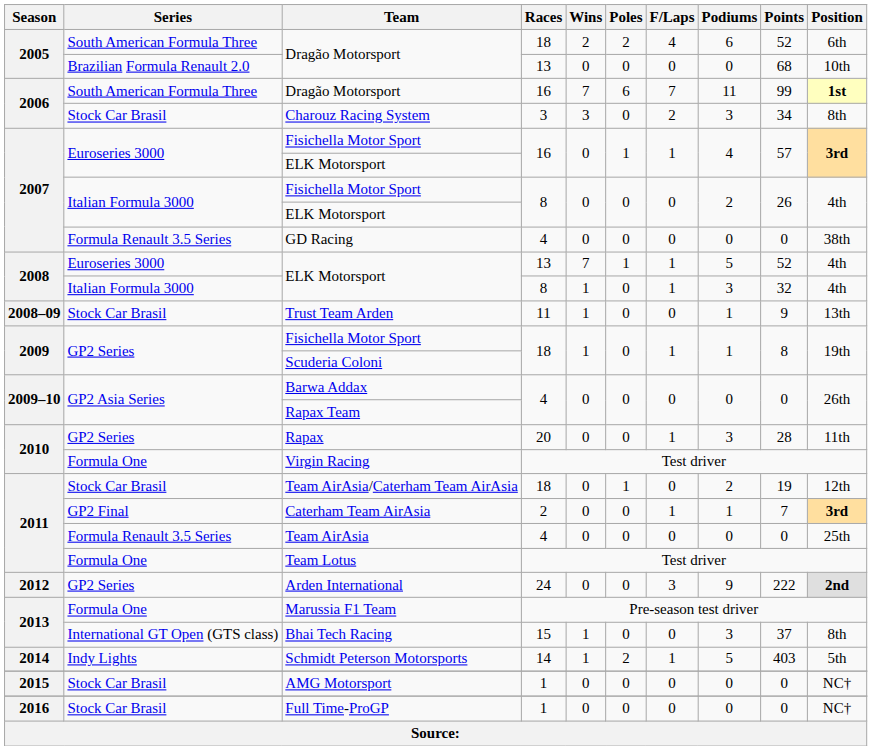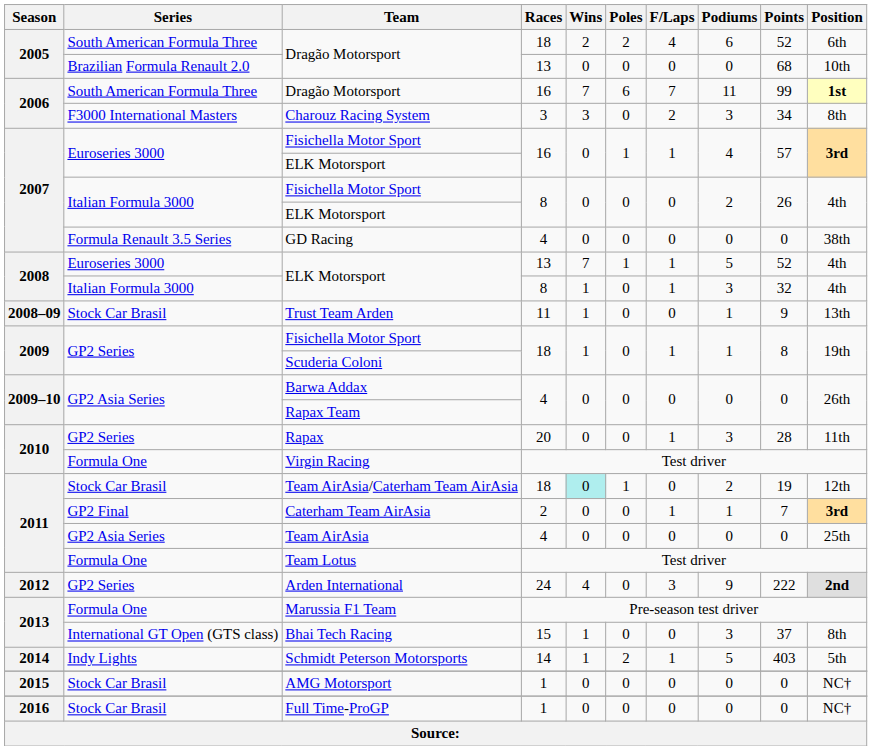(117, 116) Stock Car Brasil -> (152, 116) F3000 International Masters
(586, 486) no background -> (586, 486) paleturquoise background
(149, 535) Formula Renault 3.5 Series -> (116, 535) GP2 Asia Series
(586, 585) 0 -> (586, 585) 4
